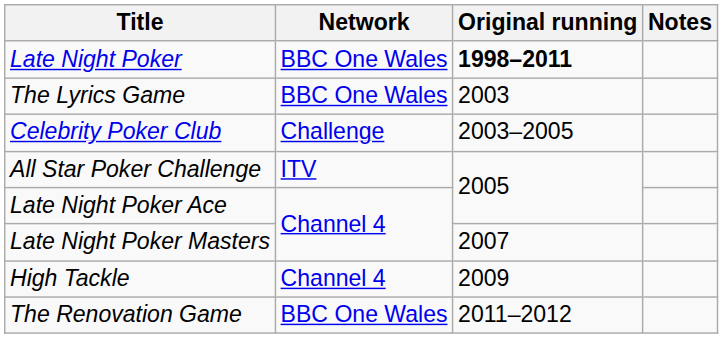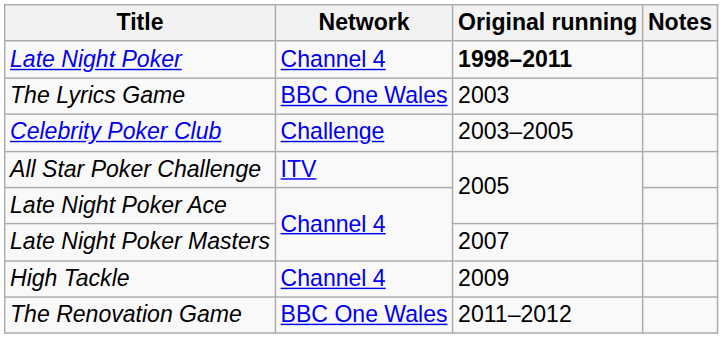(364, 59) BBC One Wales -> (333, 59) Channel 4
